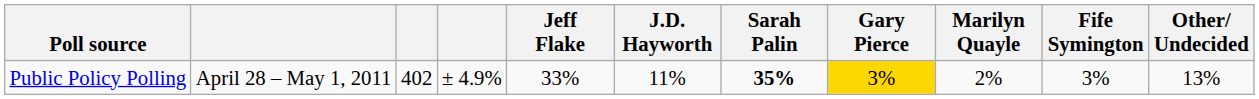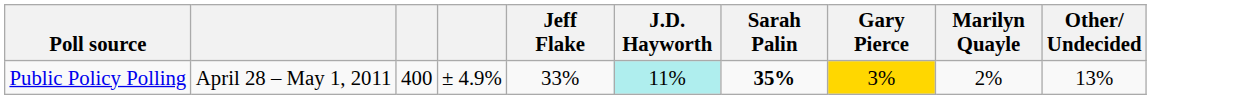- column: (1096, 32)
(417, 77) 402 -> (417, 77) 400
(667, 77) no background -> (667, 77) paleturquoise background
